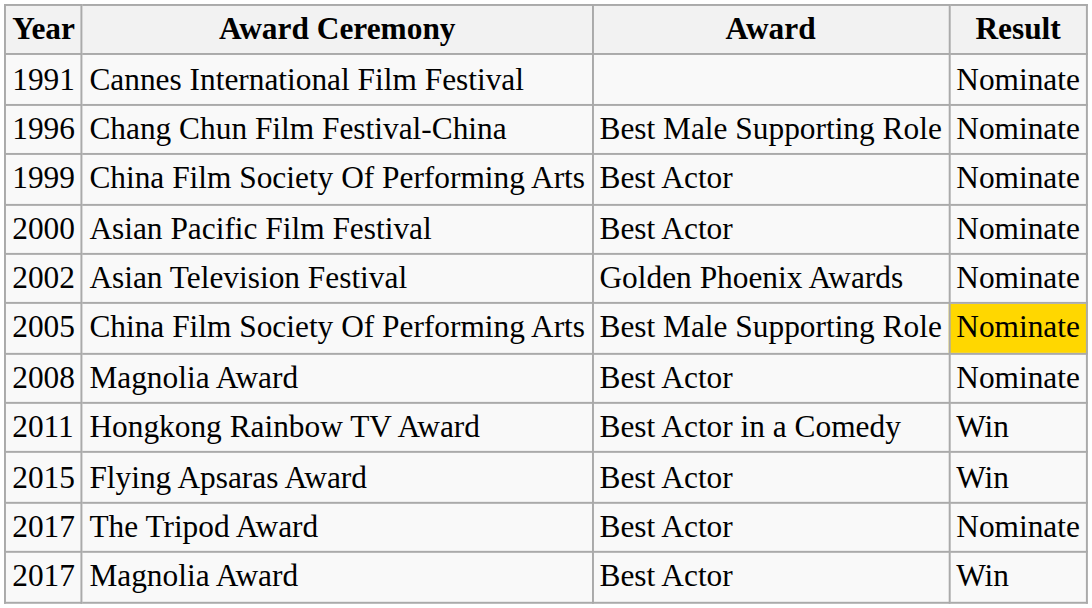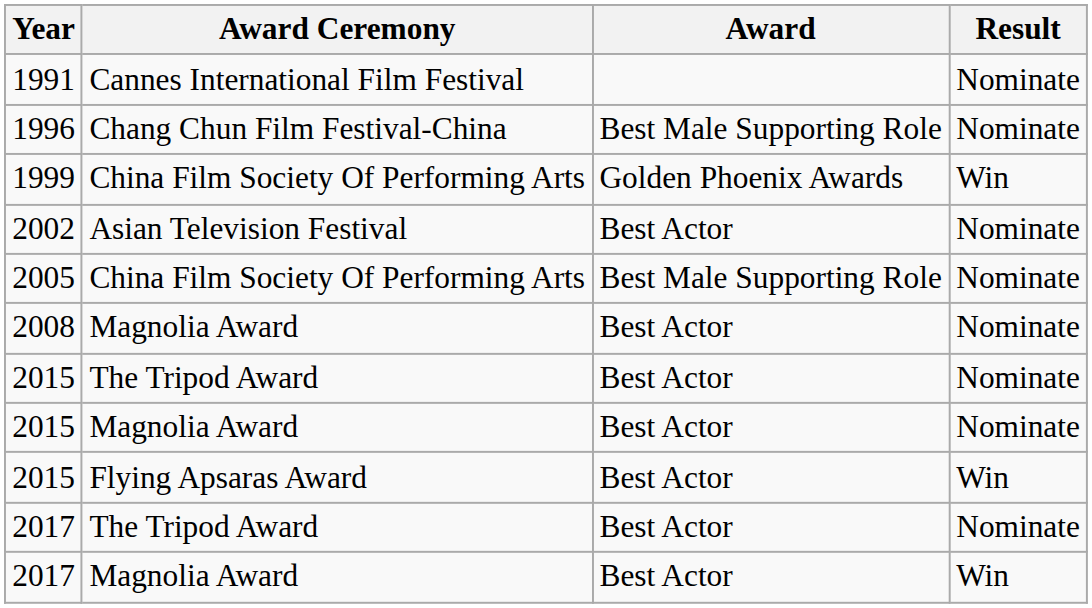(666, 178) Best Actor -> (751, 178) Golden Phoenix Awards
(1018, 178) Nominate -> (983, 178) Win
- row: (44, 228)
(751, 278) Golden Phoenix Awards -> (666, 228) Best Actor
(1018, 327) gold background -> (1018, 278) no background
- row: (43, 427)
+ row: (44, 377)
+ row: (44, 427)
